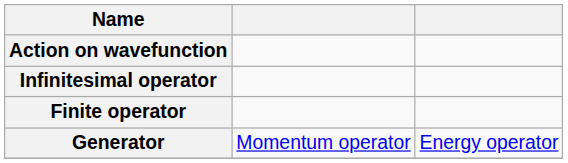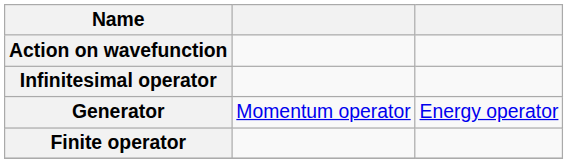rows swapped: (118, 111) <-> (118, 142)
